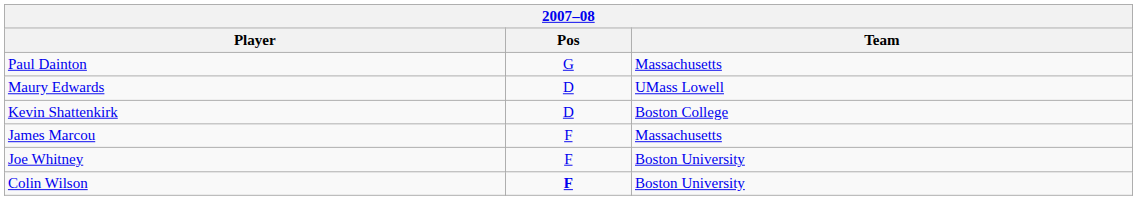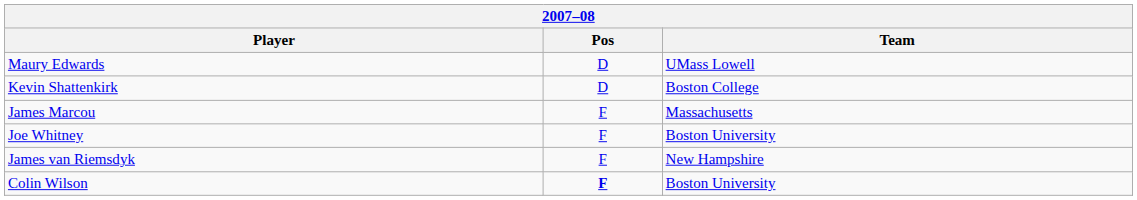- row: (47, 64)
+ row: (71, 159)
